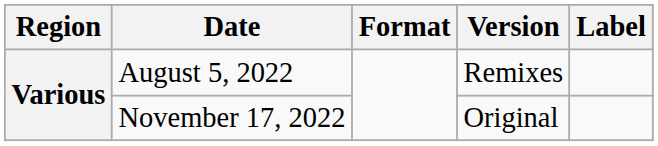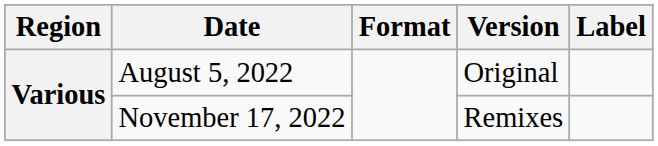(513, 72) Remixes -> (511, 72) Original
(511, 117) Original -> (513, 117) Remixes
